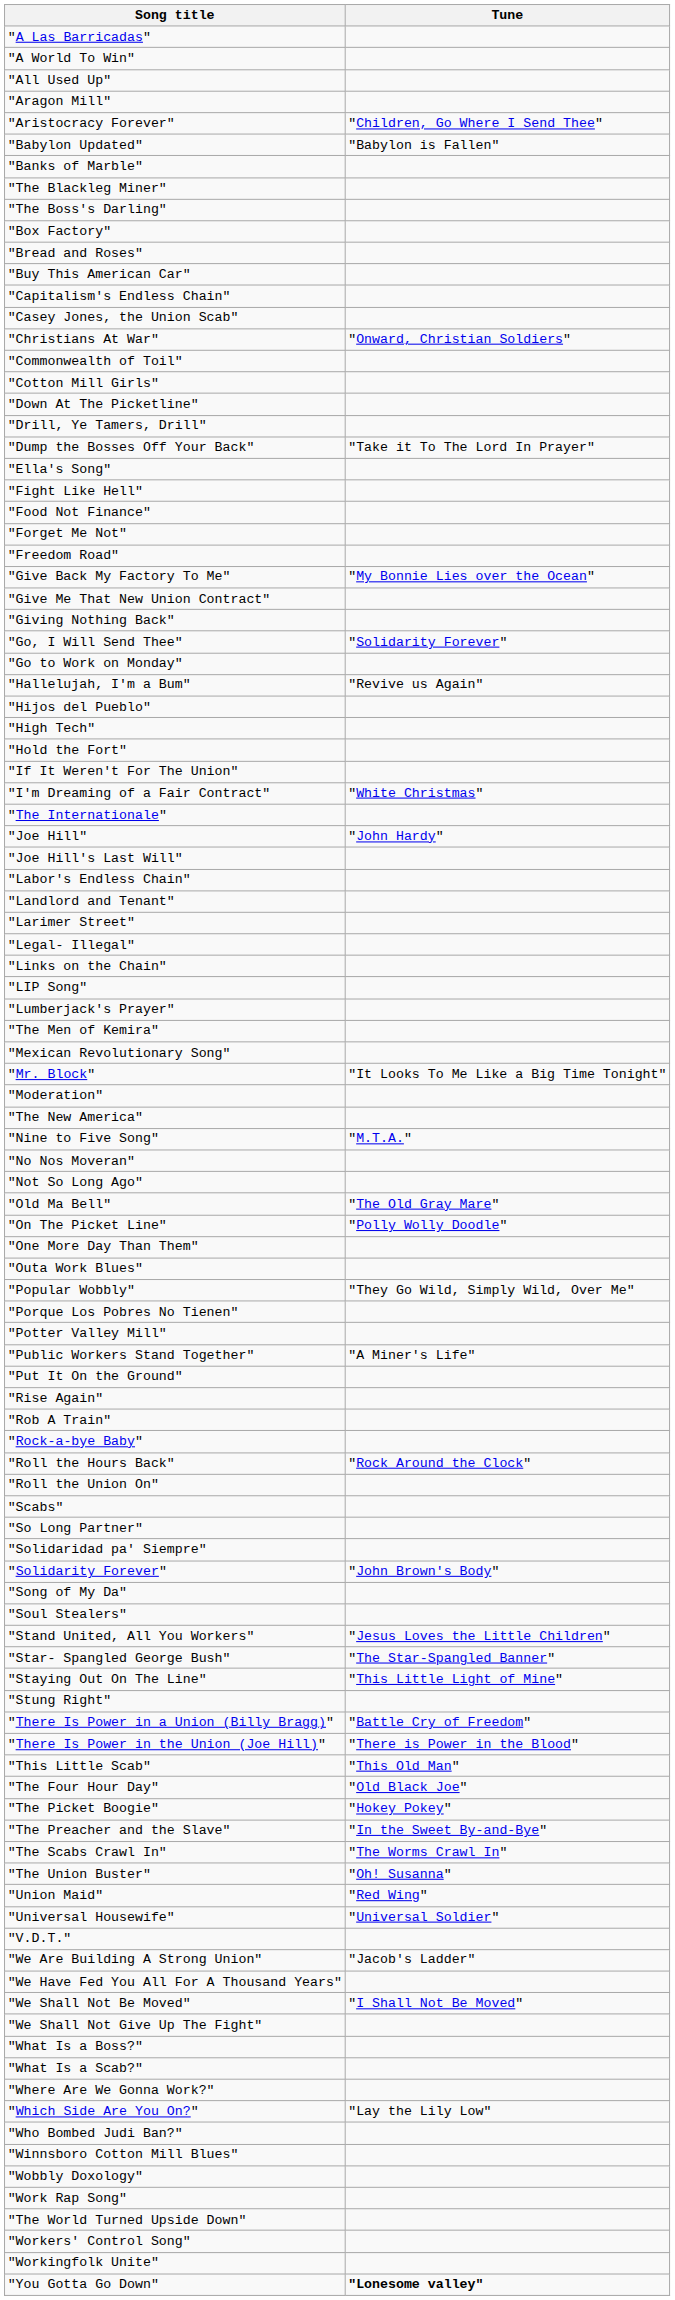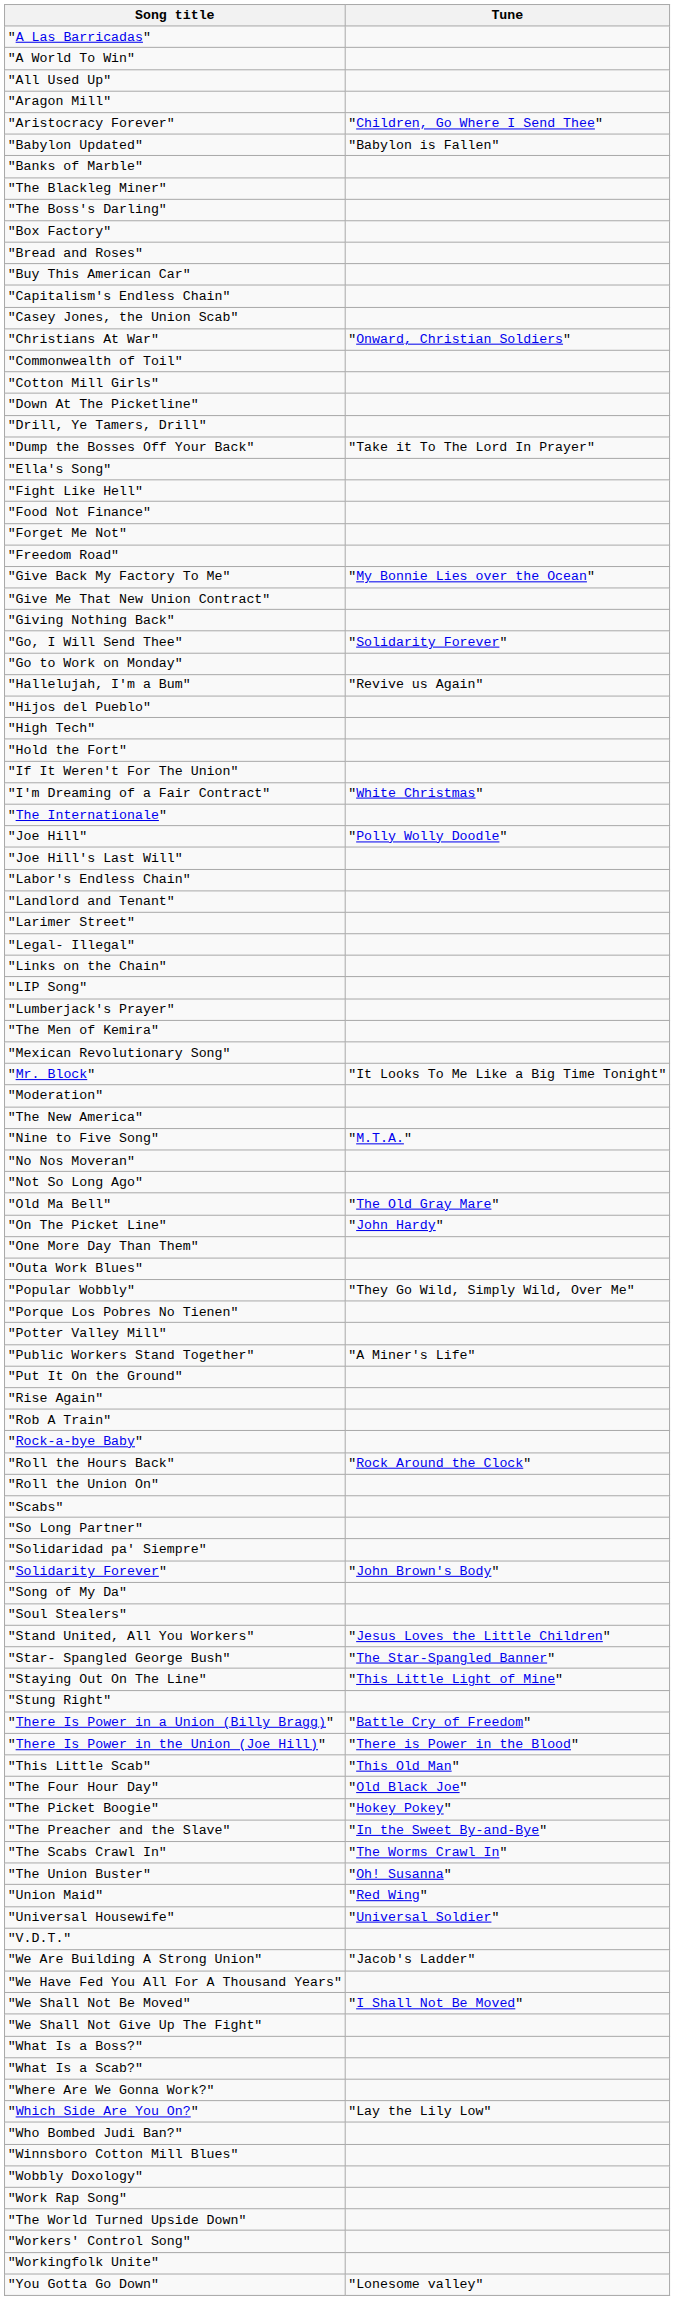(396, 837) "John Hardy" -> (428, 837) "Polly Wolly Doodle"
(428, 1226) "Polly Wolly Doodle" -> (396, 1226) "John Hardy"
(416, 2284) bold -> (416, 2284) normal
